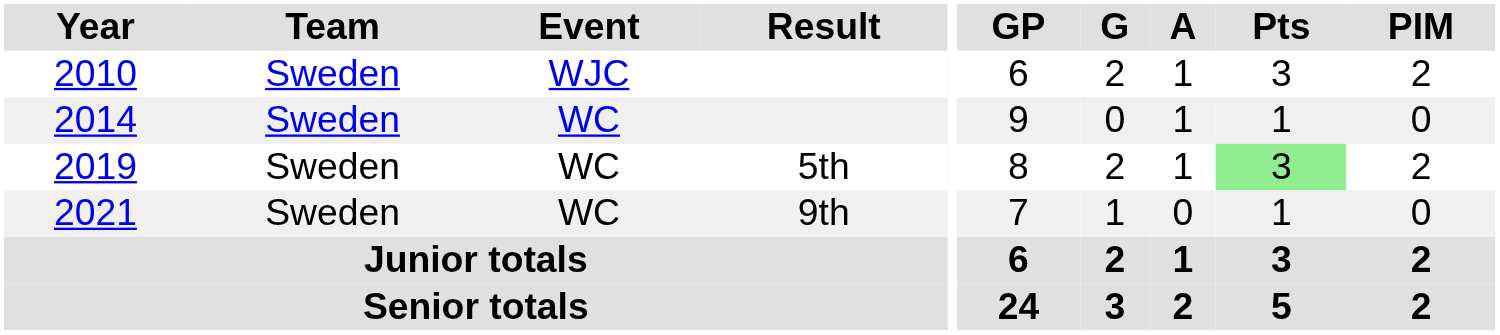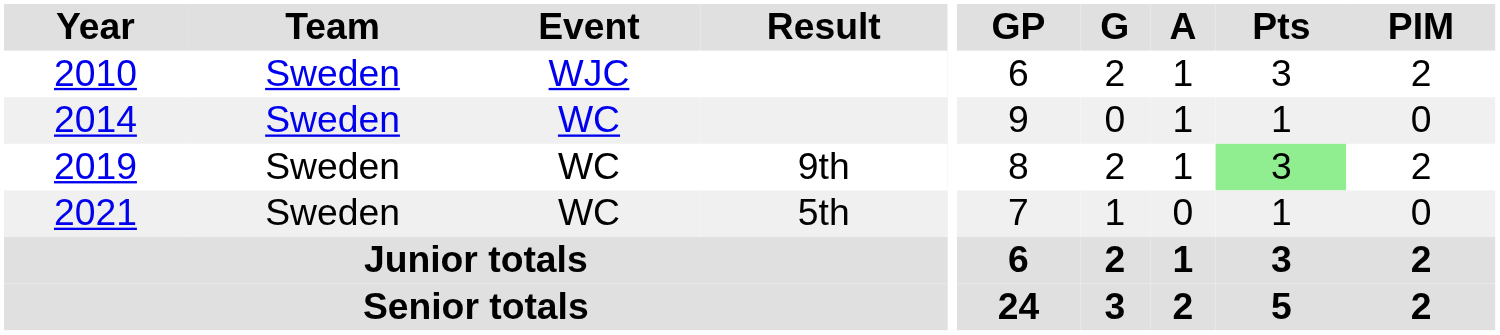(824, 166) 5th -> (824, 166) 9th
(824, 213) 9th -> (824, 213) 5th
